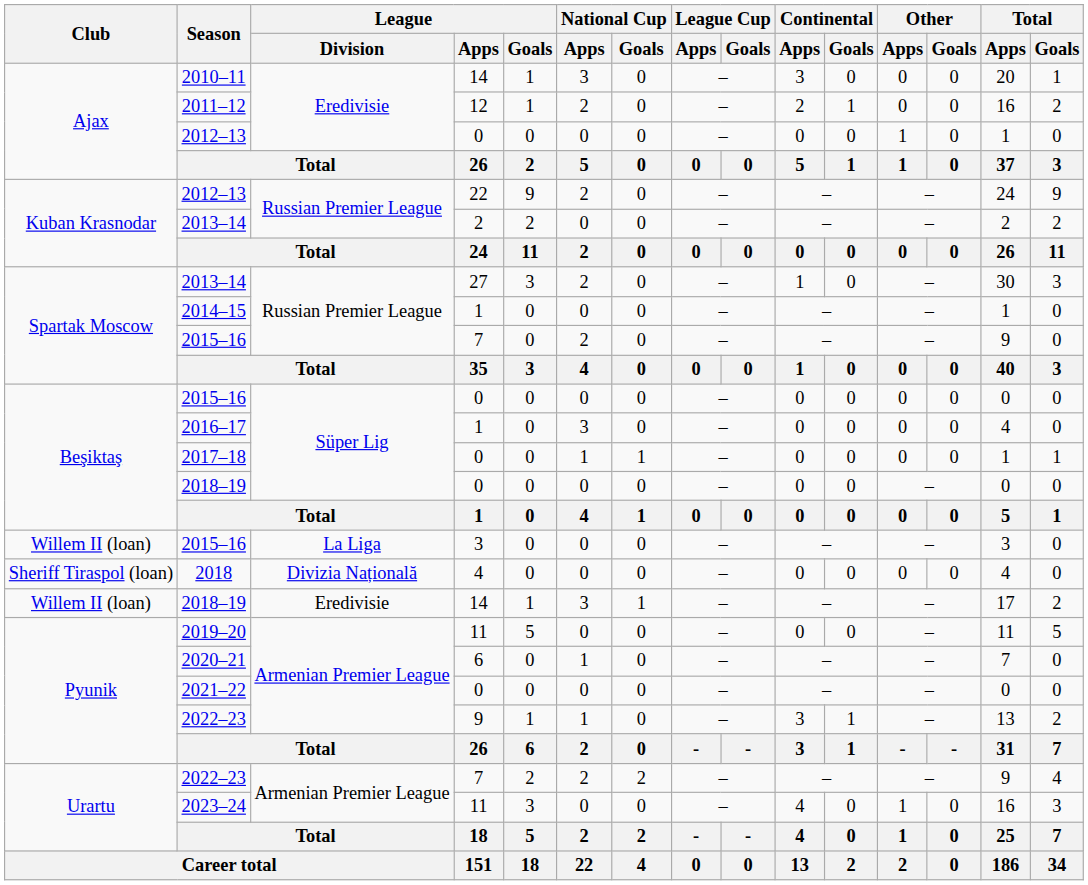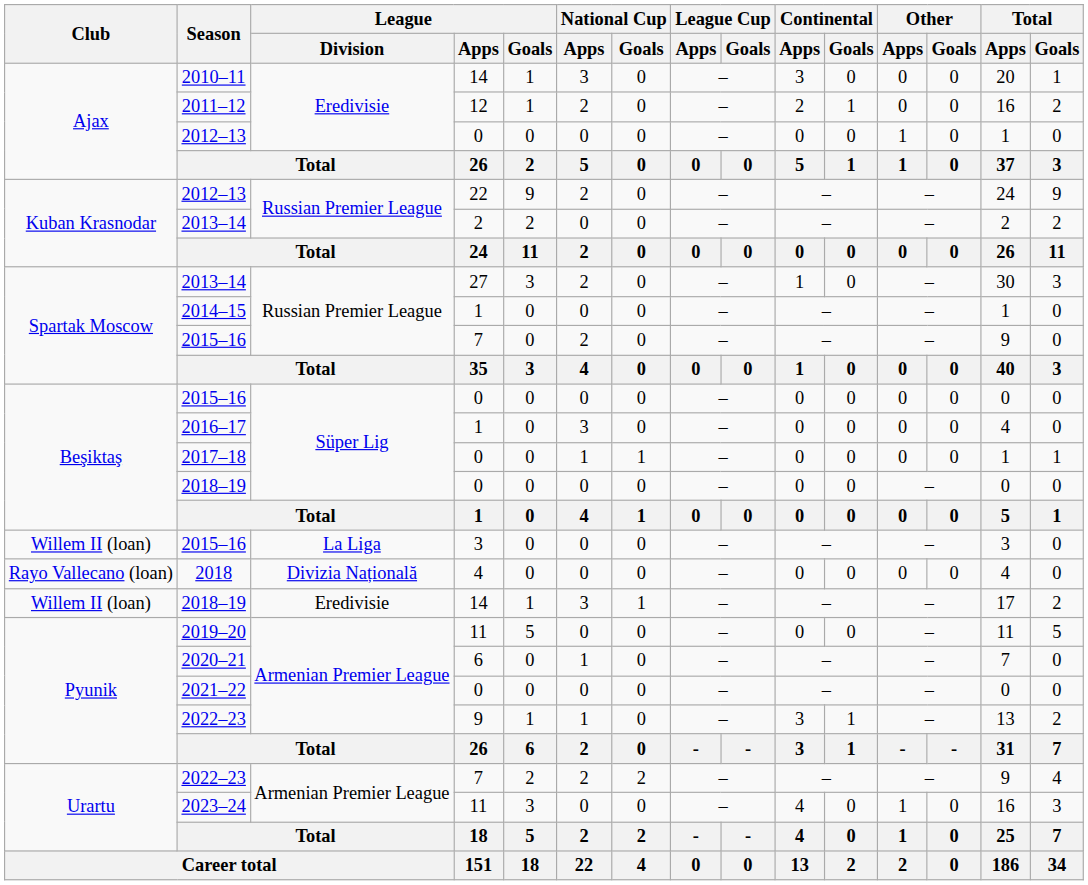(91, 573) Sheriff Tiraspol (loan) -> (91, 573) Rayo Vallecano (loan)
